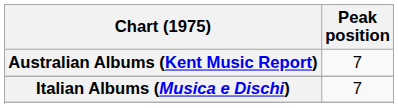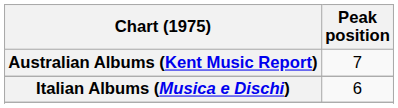(357, 89) 7 -> (357, 89) 6
